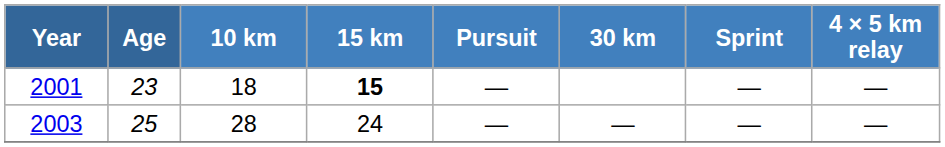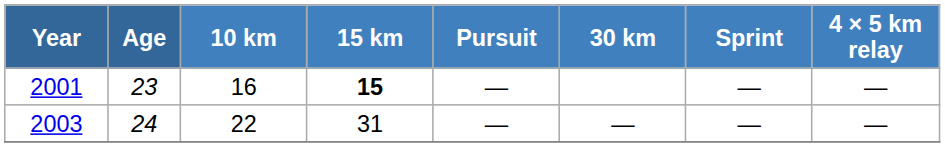(244, 87) 18 -> (244, 87) 16
(144, 124) 25 -> (144, 124) 24
(244, 124) 28 -> (244, 124) 22
(370, 124) 24 -> (370, 124) 31
